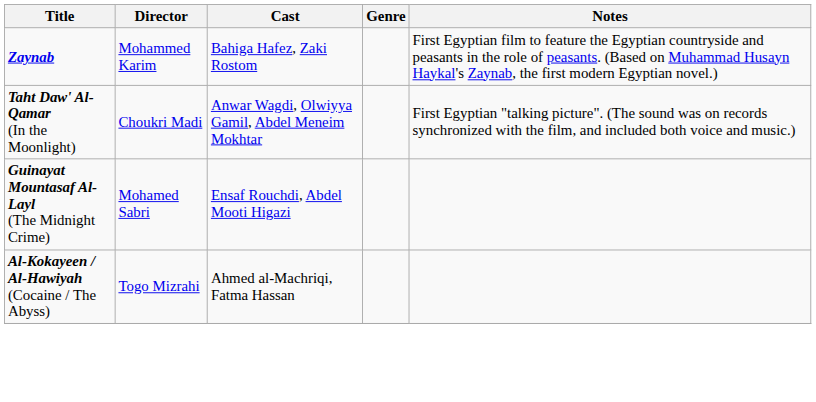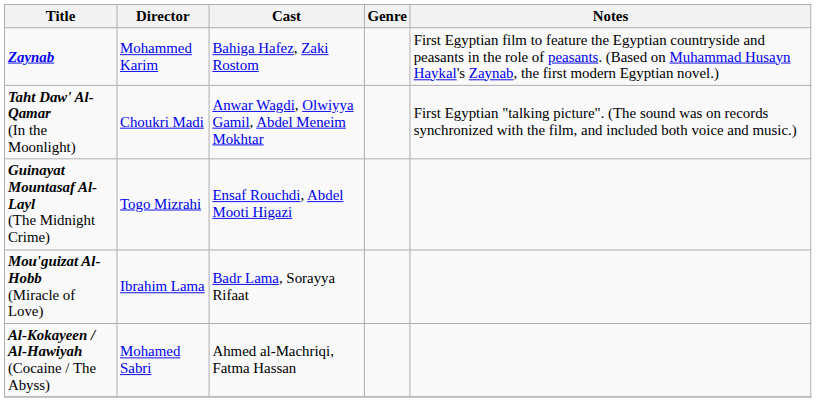(149, 204) Mohamed Sabri -> (161, 204) Togo Mizrahi
+ row: (54, 286)
(159, 286) Togo Mizrahi -> (150, 360) Mohamed Sabri
